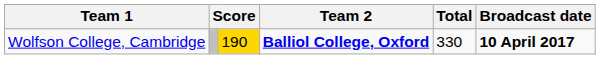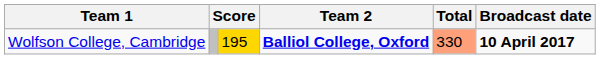(234, 41) 190 -> (234, 41) 195
(449, 41) no background -> (449, 41) lightsalmon background
